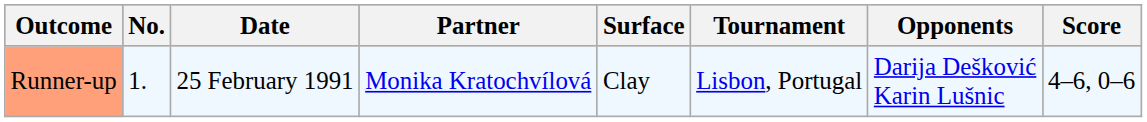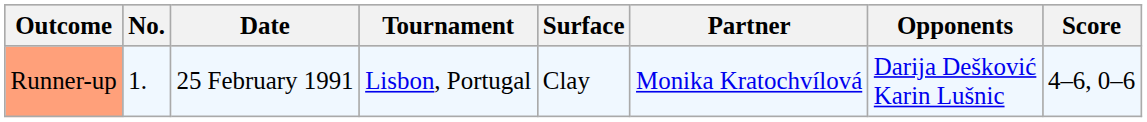columns swapped: (779, 25) <-> (478, 25)
